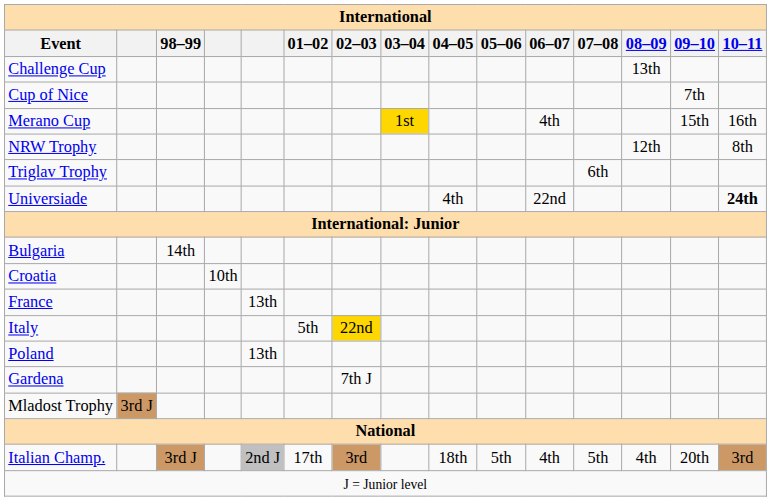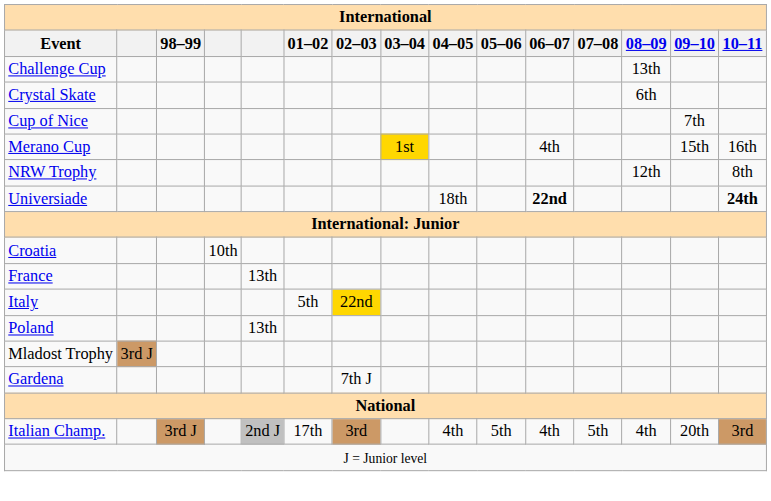+ row: (52, 95)
- row: (58, 172)
(453, 198) 4th -> (453, 198) 18th
(550, 198) normal -> (550, 198) bold
- row: (36, 250)
rows swapped: (36, 379) <-> (61, 405)
(453, 457) 18th -> (453, 431) 4th
